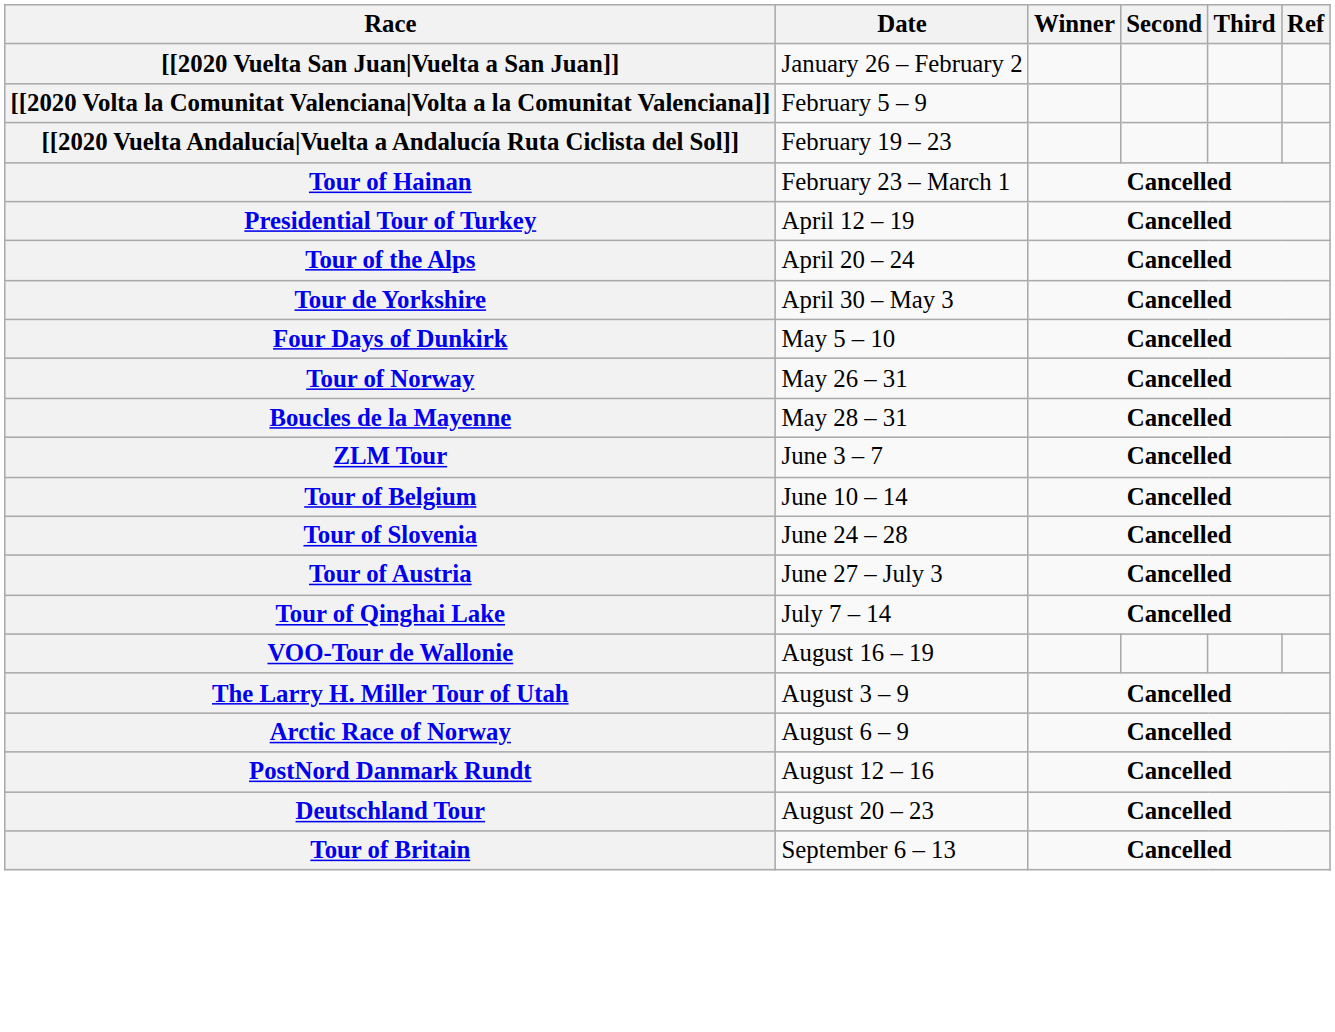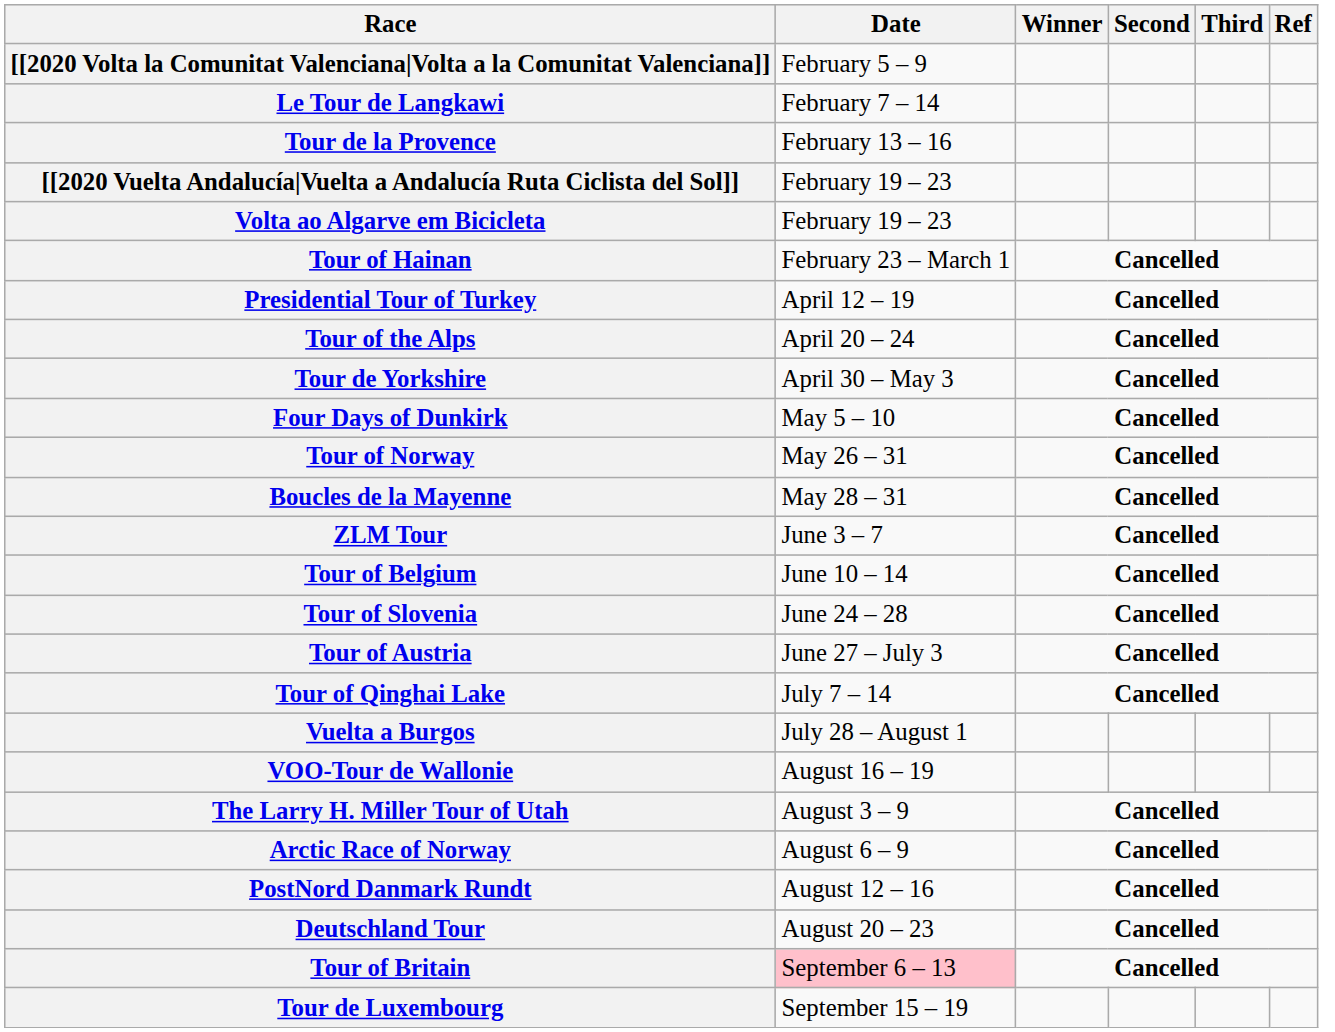- row: (390, 63)
+ row: (390, 102)
+ row: (390, 142)
+ row: (390, 220)
+ row: (390, 732)
(869, 850) no background -> (869, 968) pink background
+ row: (390, 1007)
